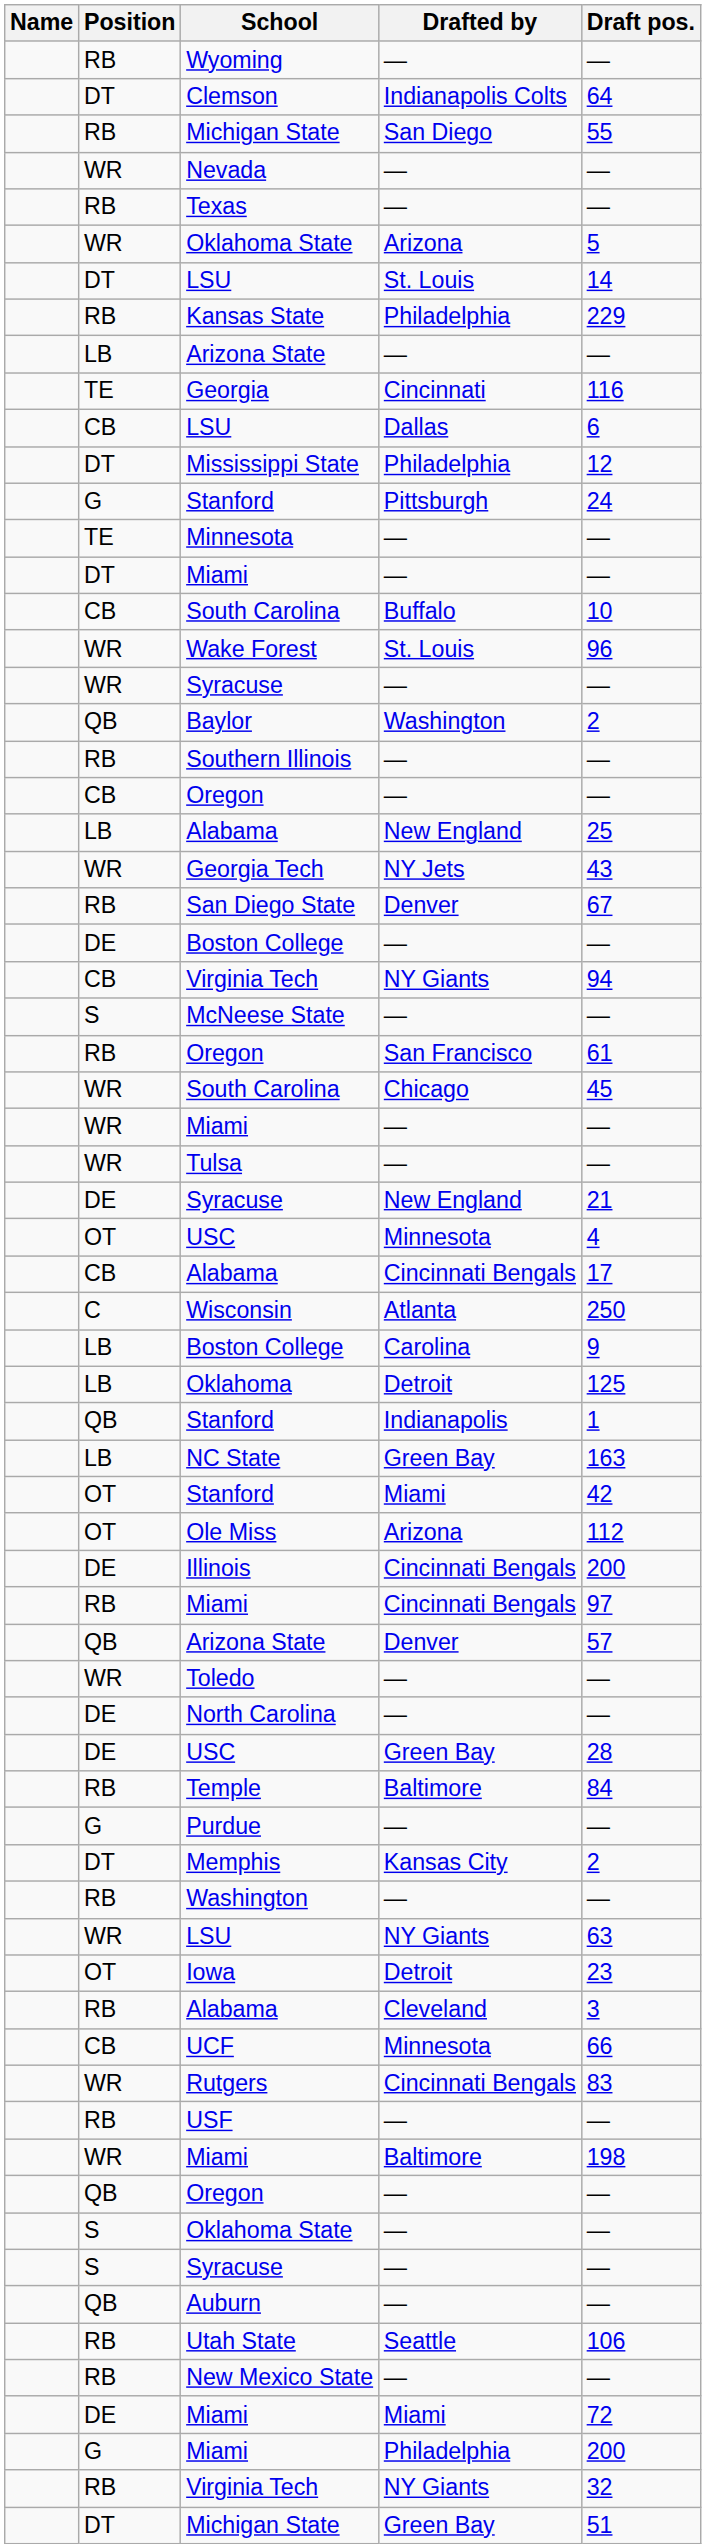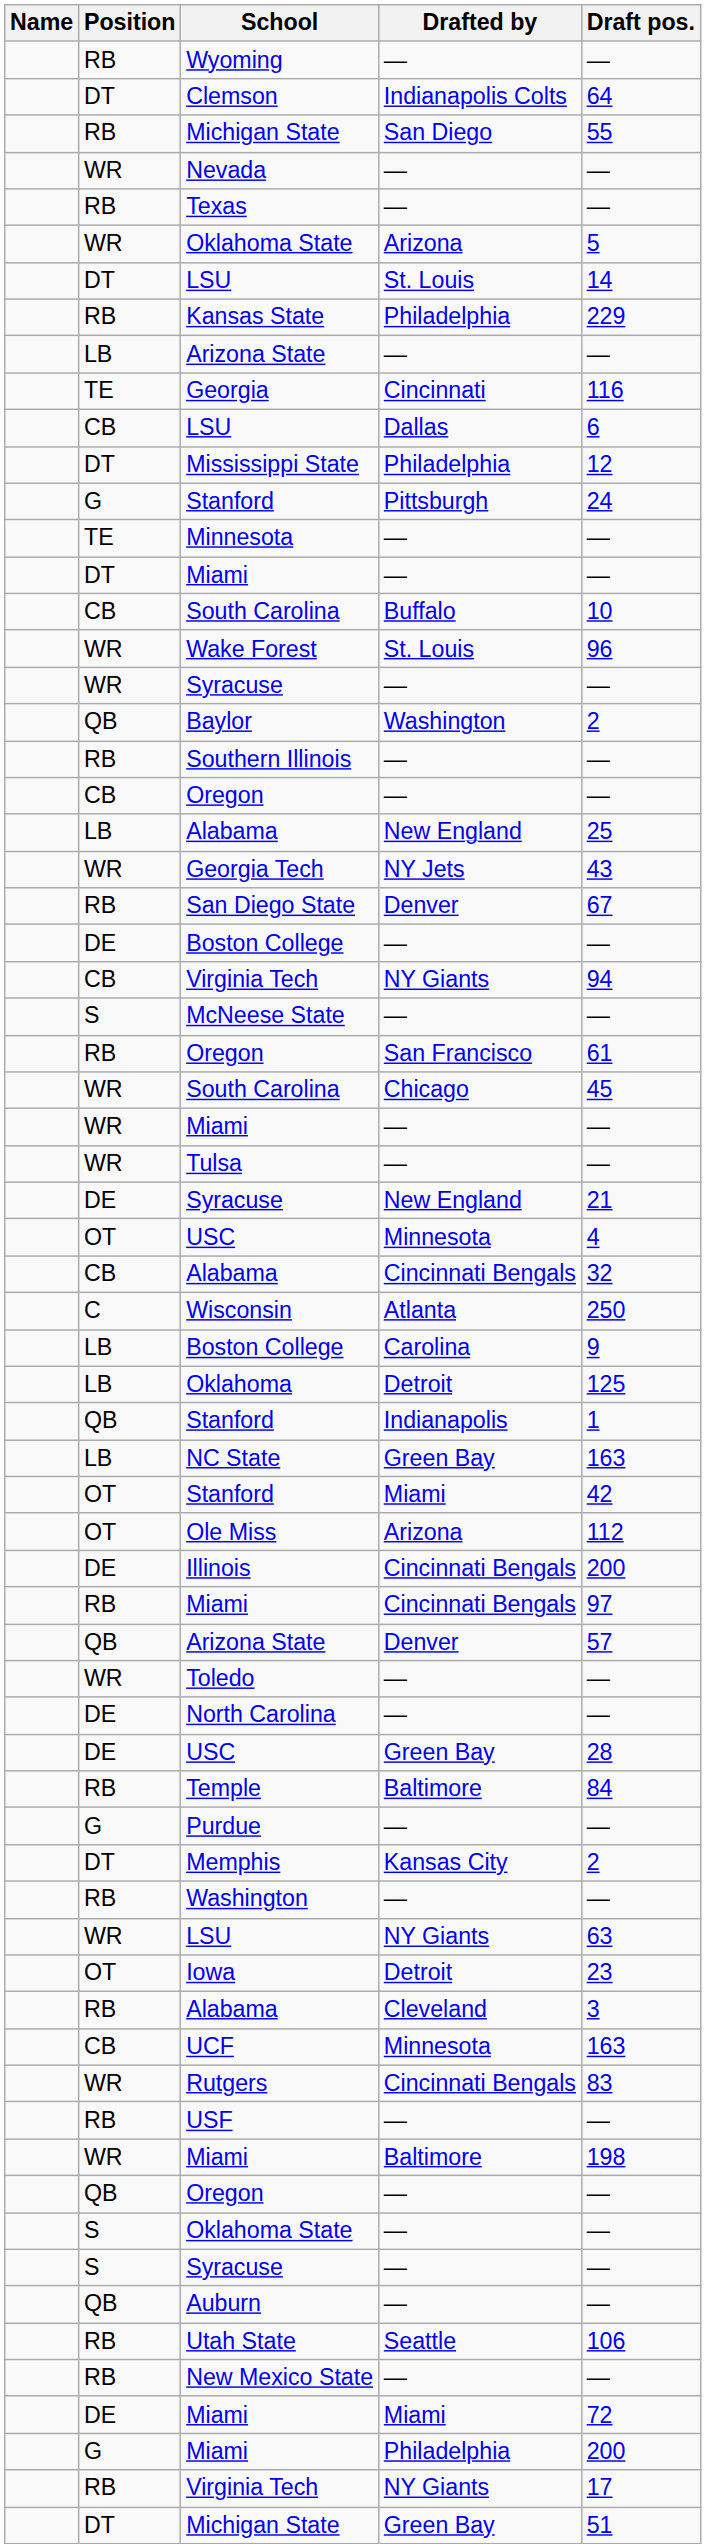(600, 1273) 17 -> (600, 1273) 32
(600, 2046) 66 -> (606, 2046) 163
(600, 2488) 32 -> (600, 2488) 17
